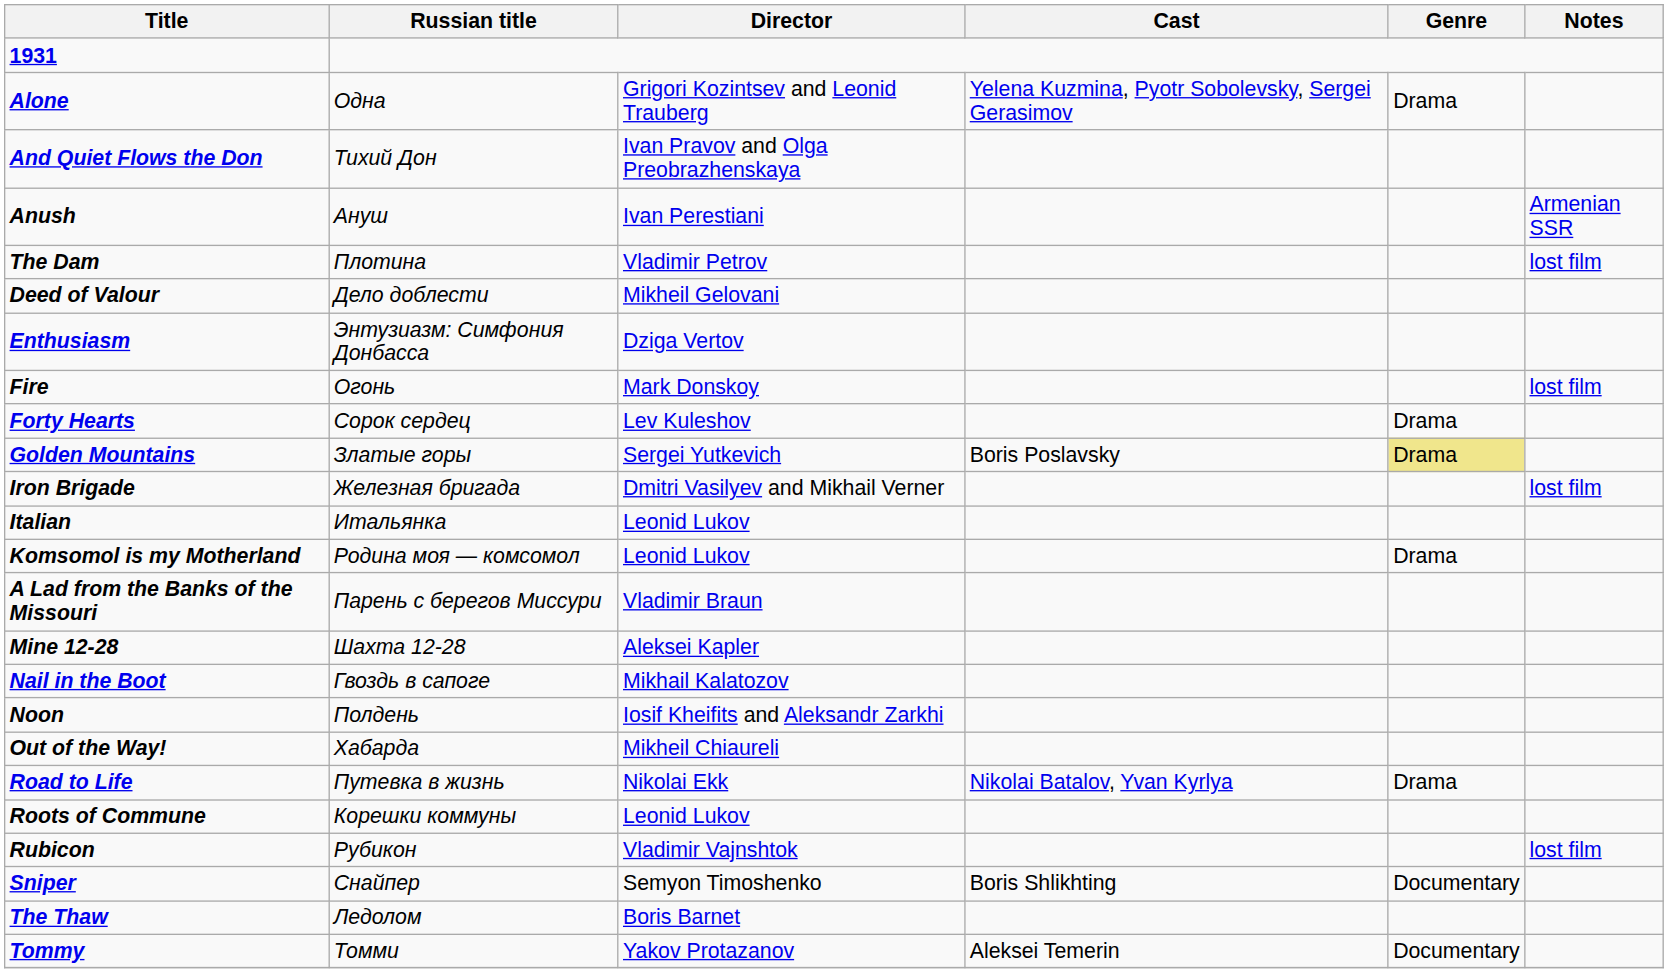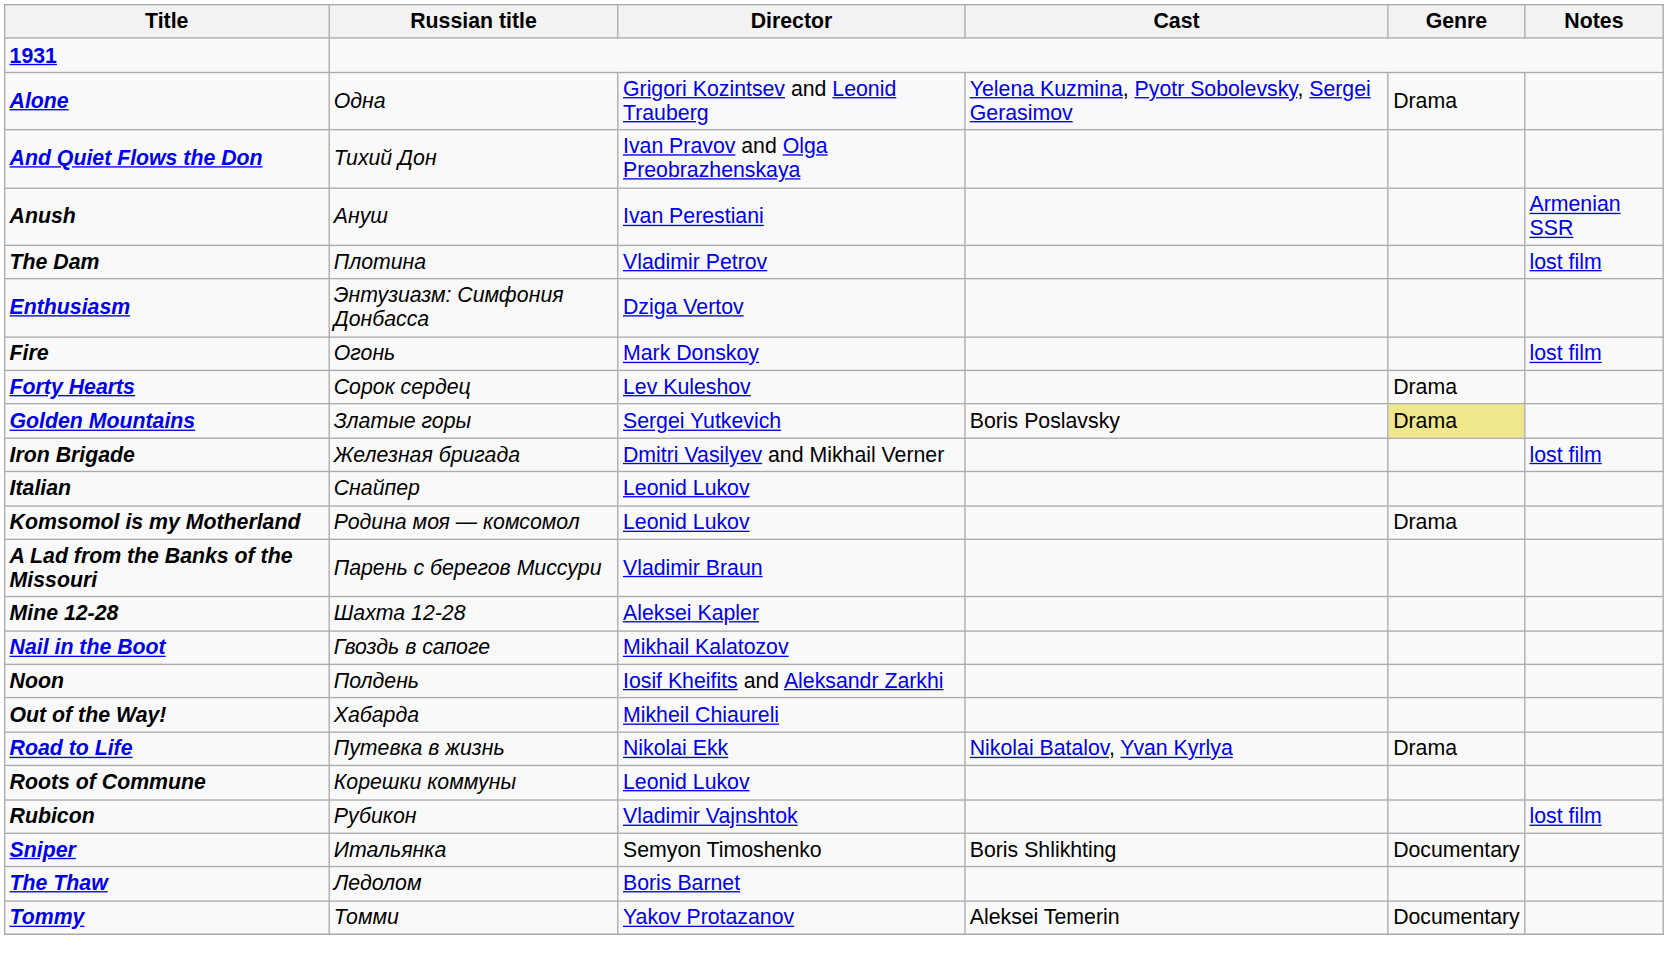- row: (84, 295)
(390, 522) Итальянка -> (377, 488) Снайпер
(377, 883) Снайпер -> (390, 849) Итальянка
